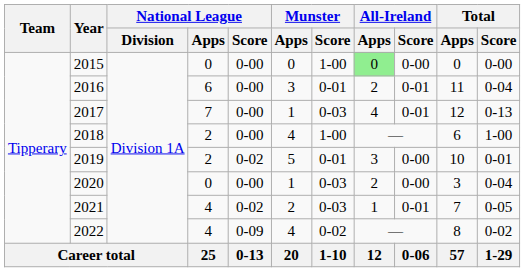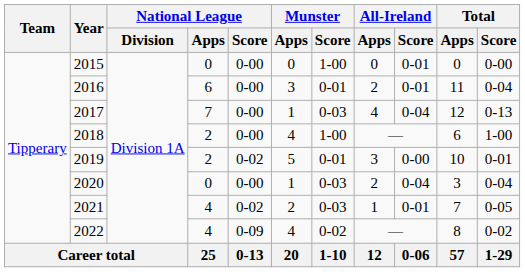(374, 64) lightgreen background -> (374, 64) no background
(416, 64) 0-00 -> (416, 64) 0-01
(416, 111) 0-01 -> (416, 111) 0-04
(416, 183) 0-00 -> (416, 183) 0-04
